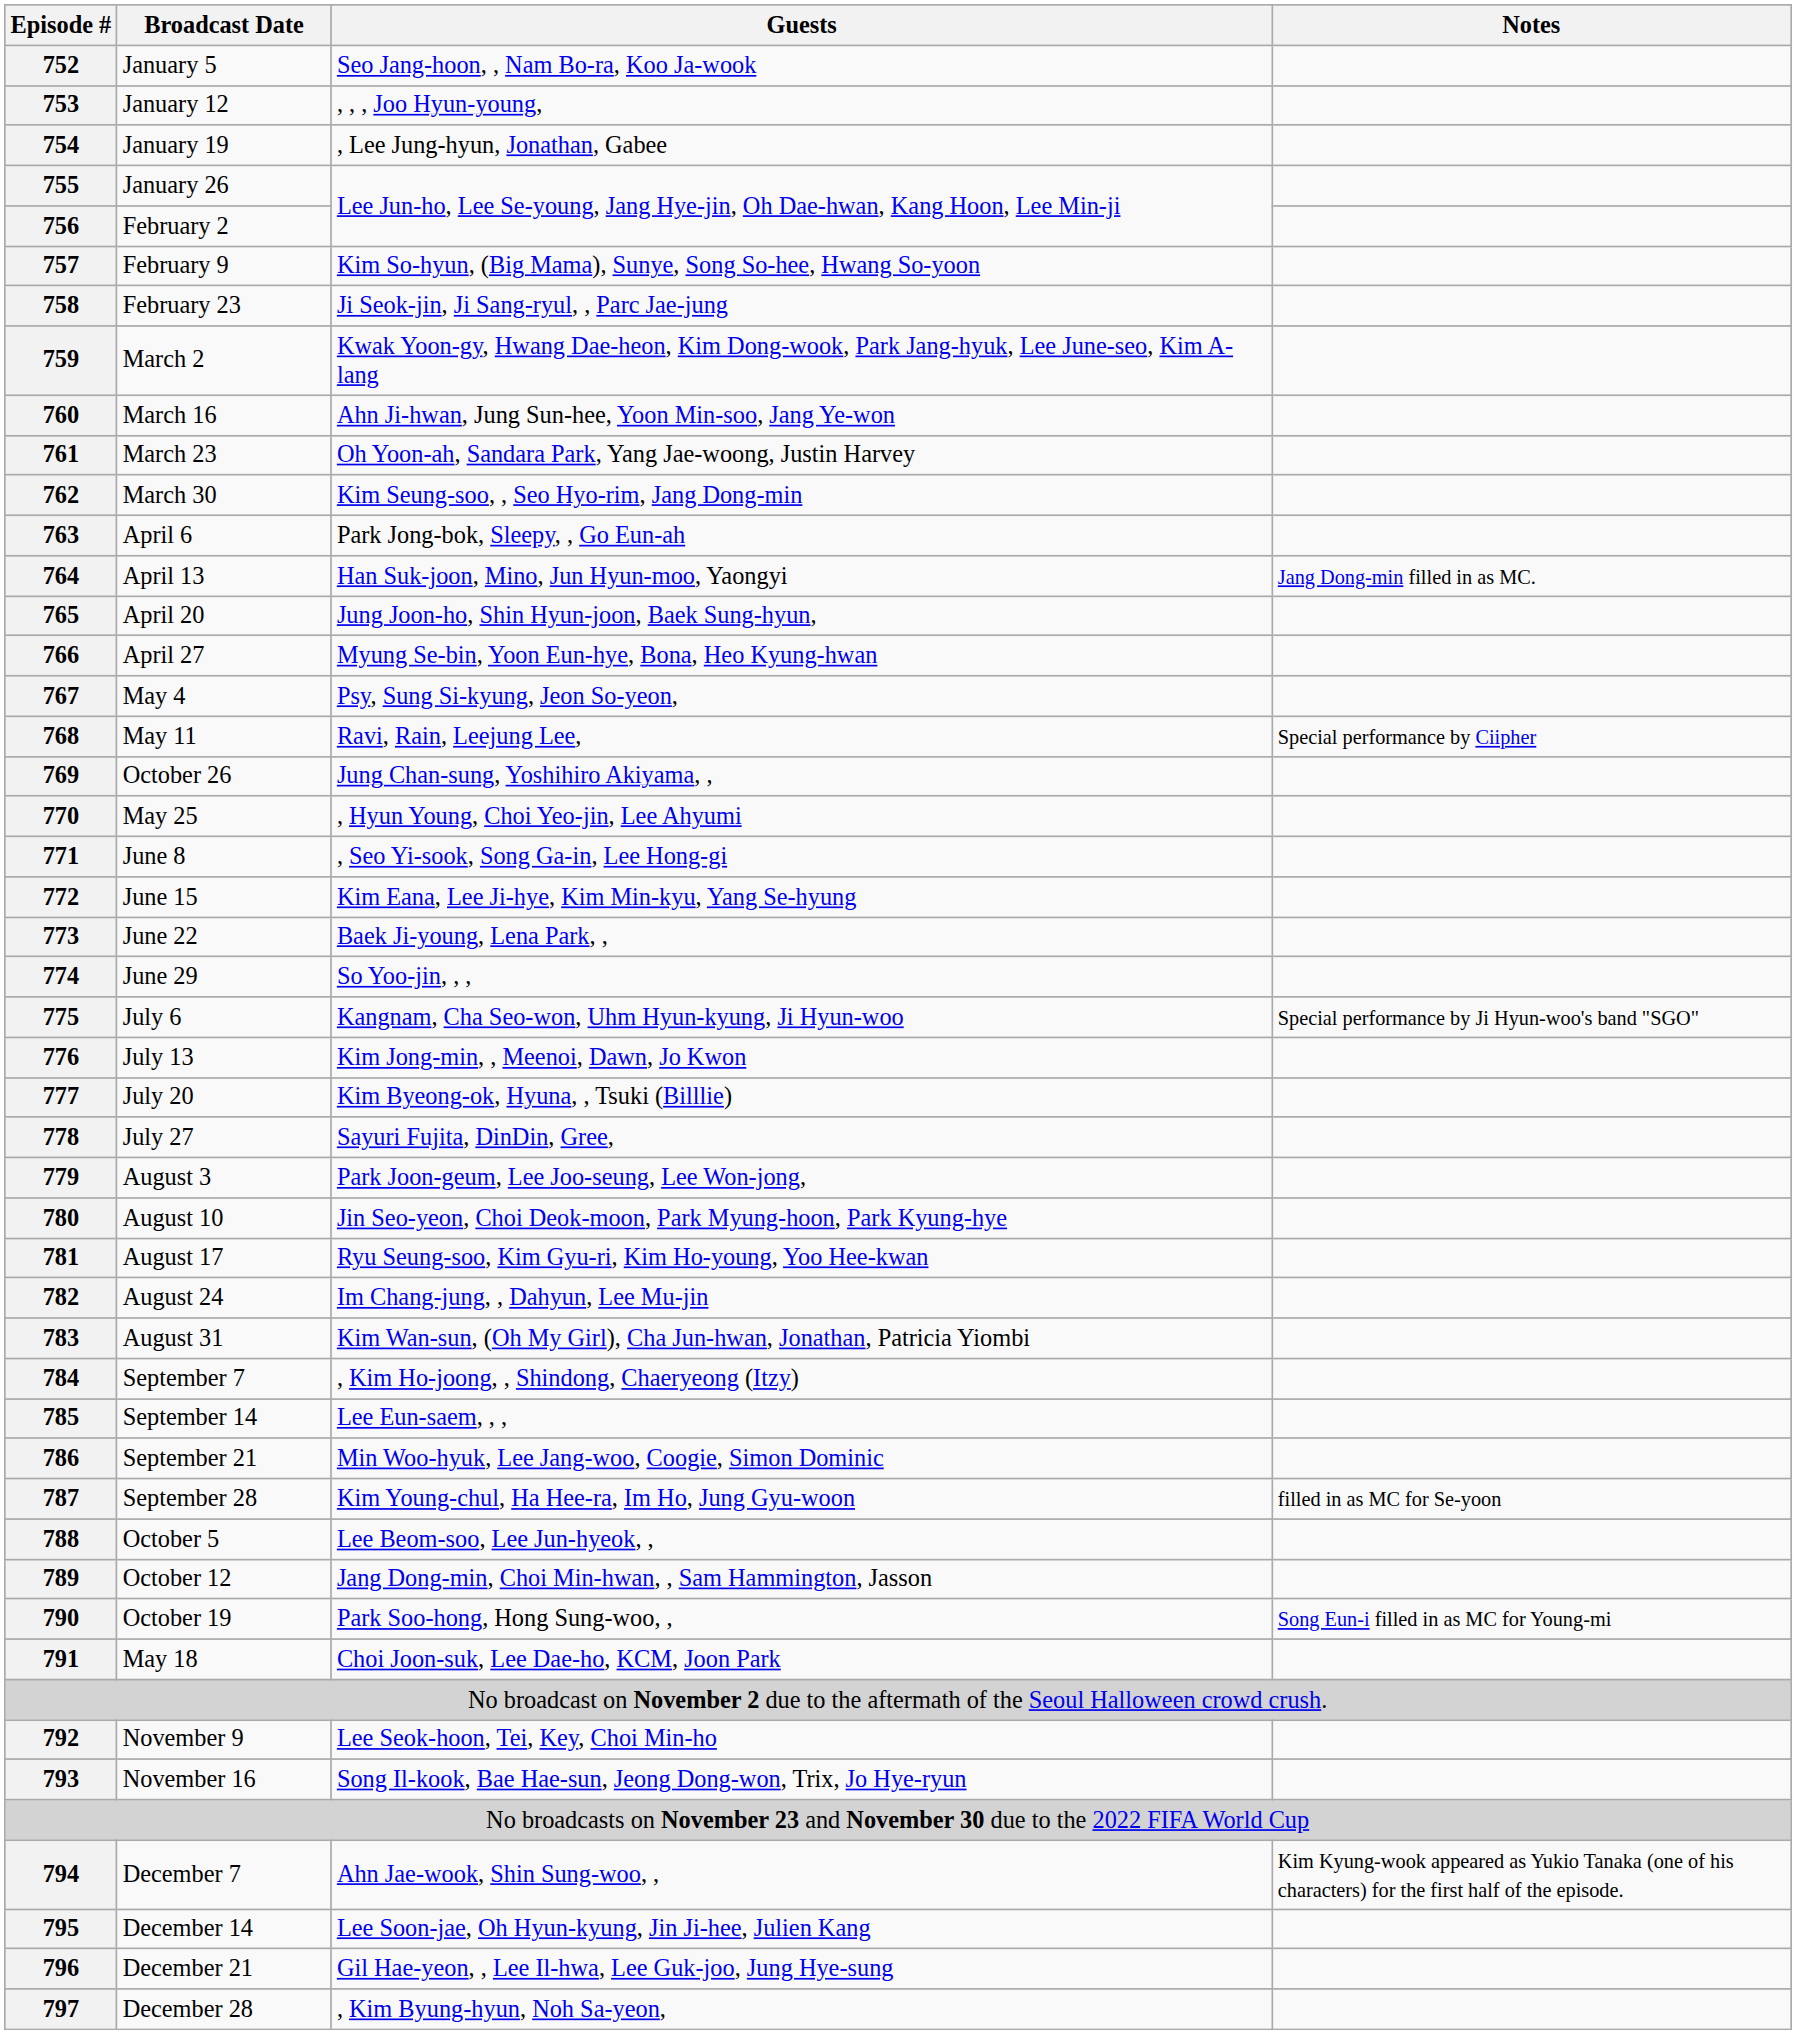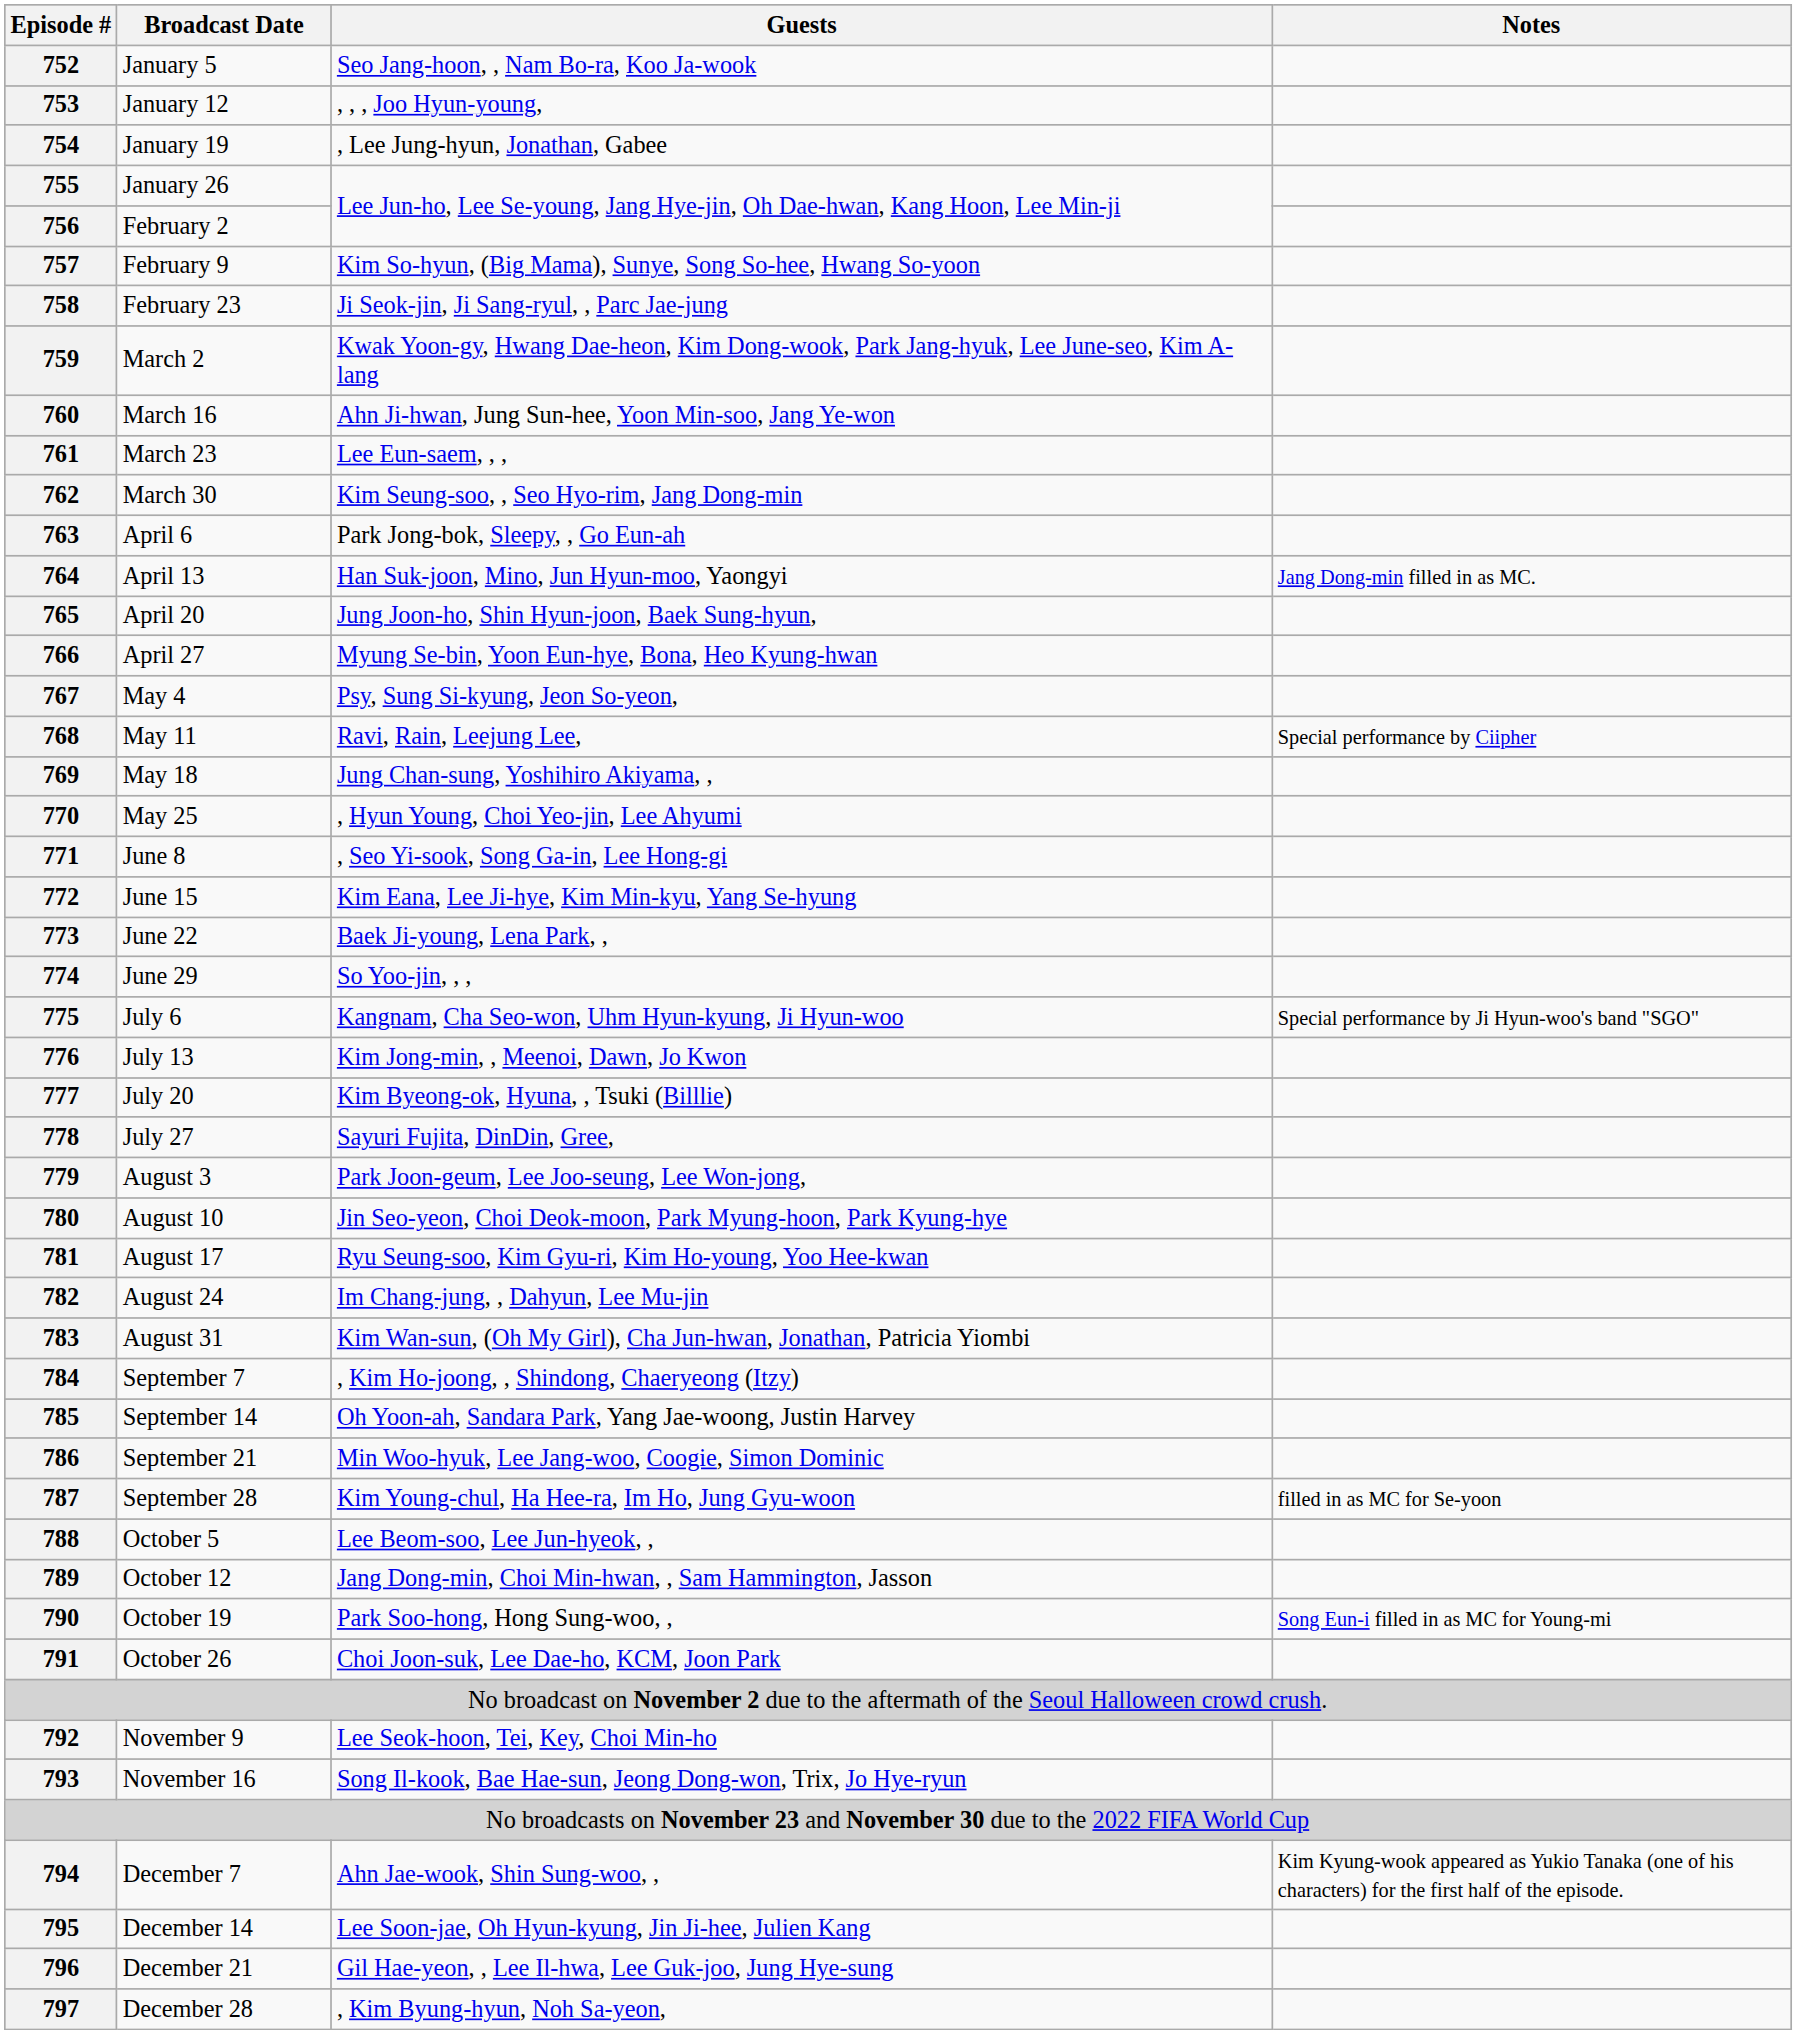(626, 455) Oh Yoon-ah, Sandara Park, Yang Jae-woong, Justin Harvey -> (422, 455) Lee Eun-saem, , ,
(177, 776) October 26 -> (160, 776) May 18
(422, 1418) Lee Eun-saem, , , -> (626, 1418) Oh Yoon-ah, Sandara Park, Yang Jae-woong, Justin Harvey
(160, 1659) May 18 -> (177, 1659) October 26
